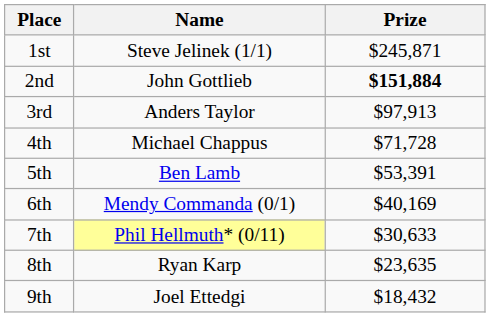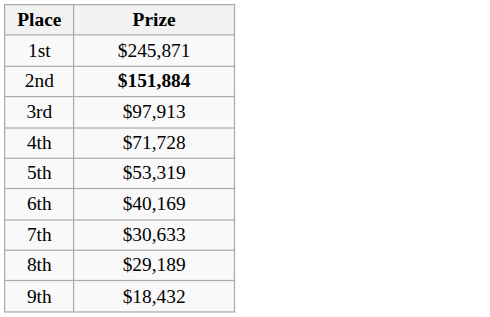- column: (199, 19)
(405, 173) $53,391 -> (154, 173) $53,319
(405, 265) $23,635 -> (154, 265) $29,189
